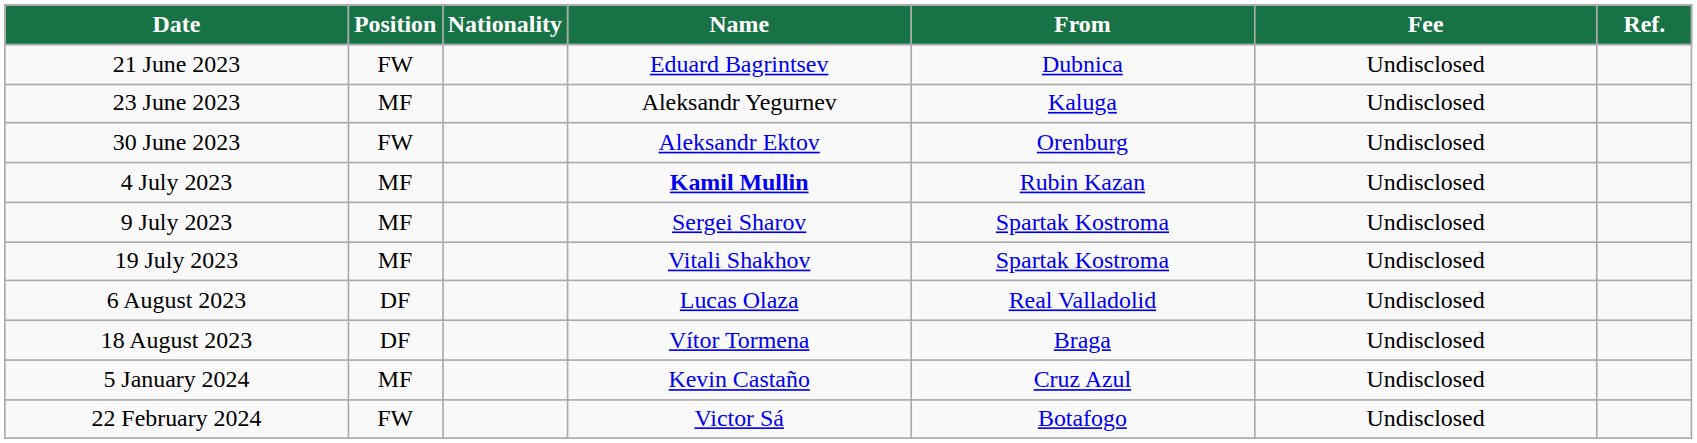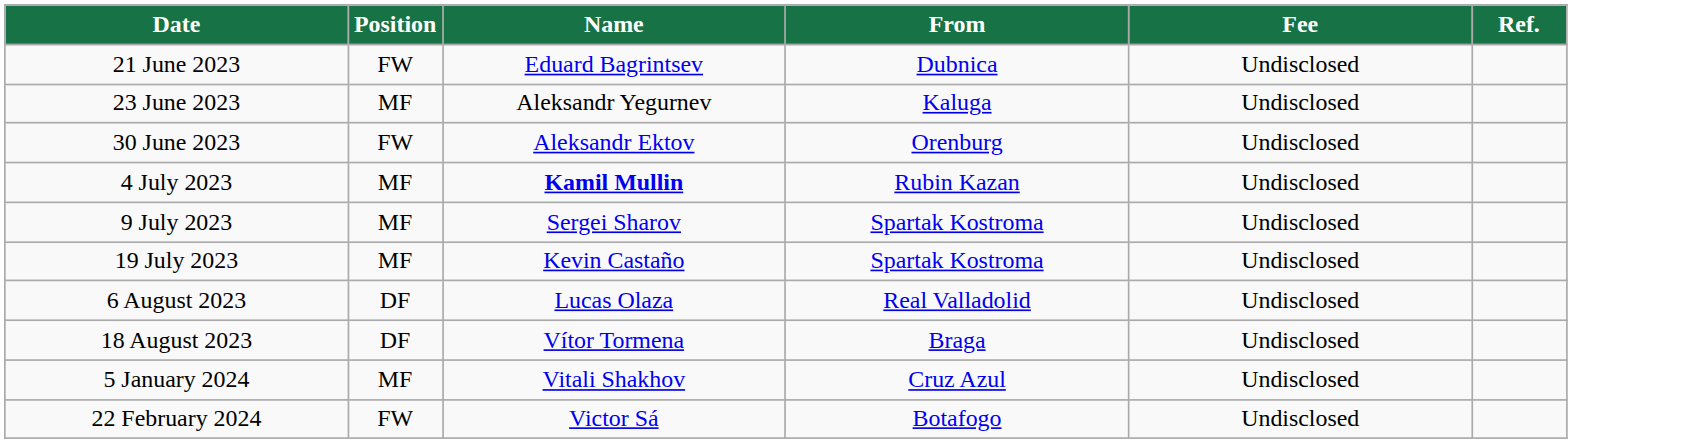- column: (505, 24)
(739, 261) Vitali Shakhov -> (614, 261) Kevin Castaño
(739, 379) Kevin Castaño -> (614, 379) Vitali Shakhov
